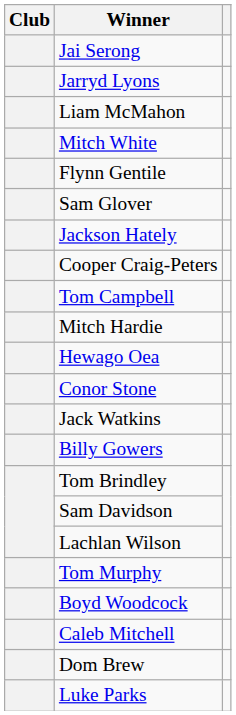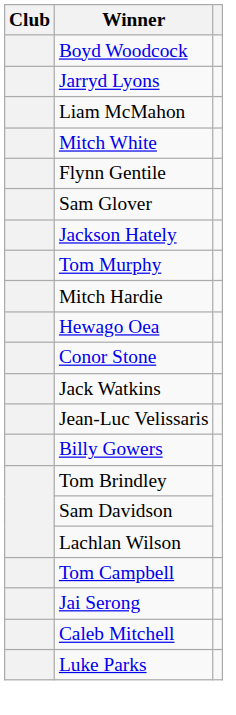rows swapped: (99, 50) <-> (123, 603)
- row: (138, 265)
rows swapped: (110, 572) <-> (117, 296)
+ row: (134, 419)
- row: (102, 664)
